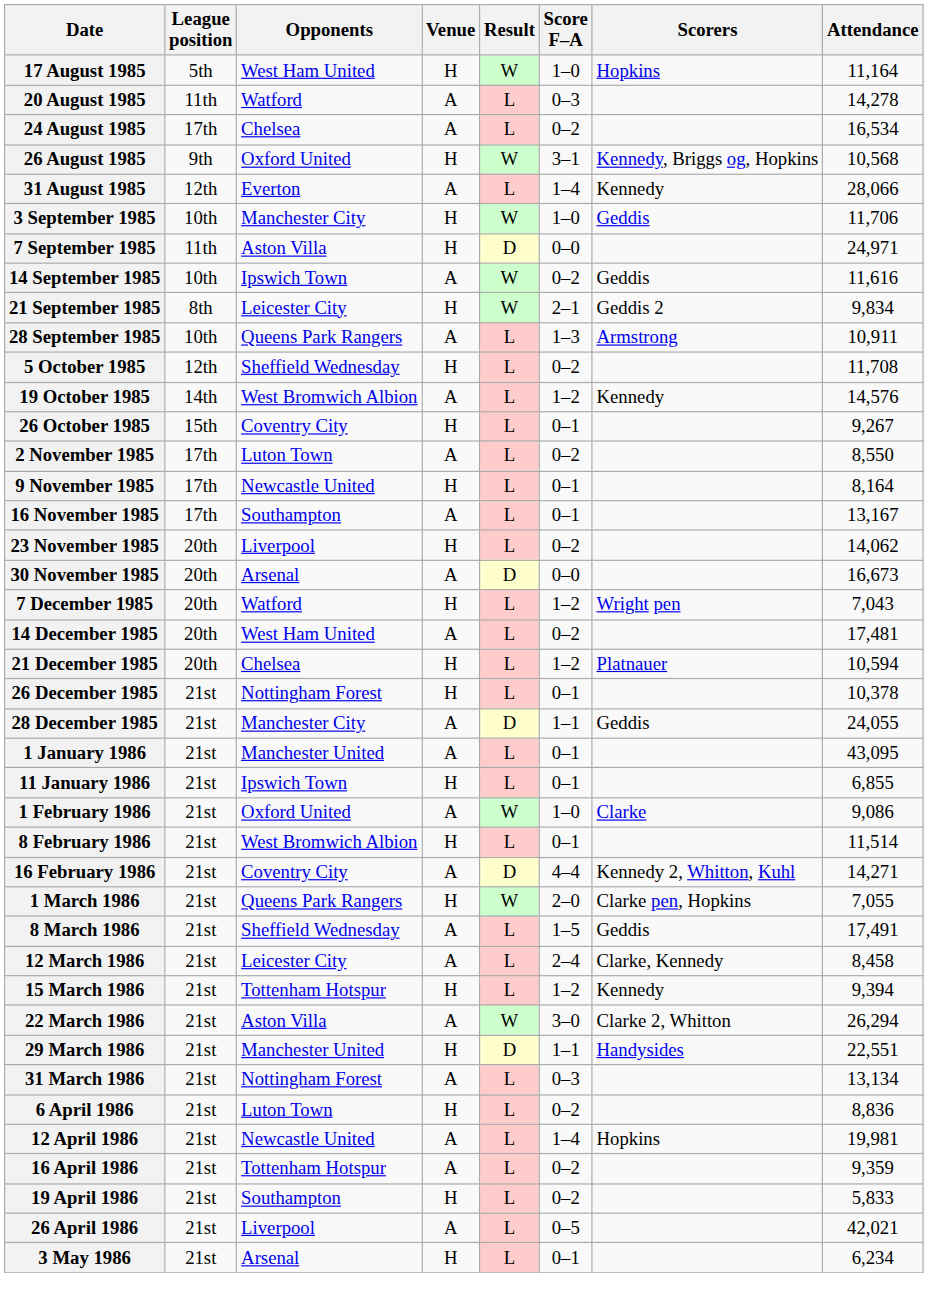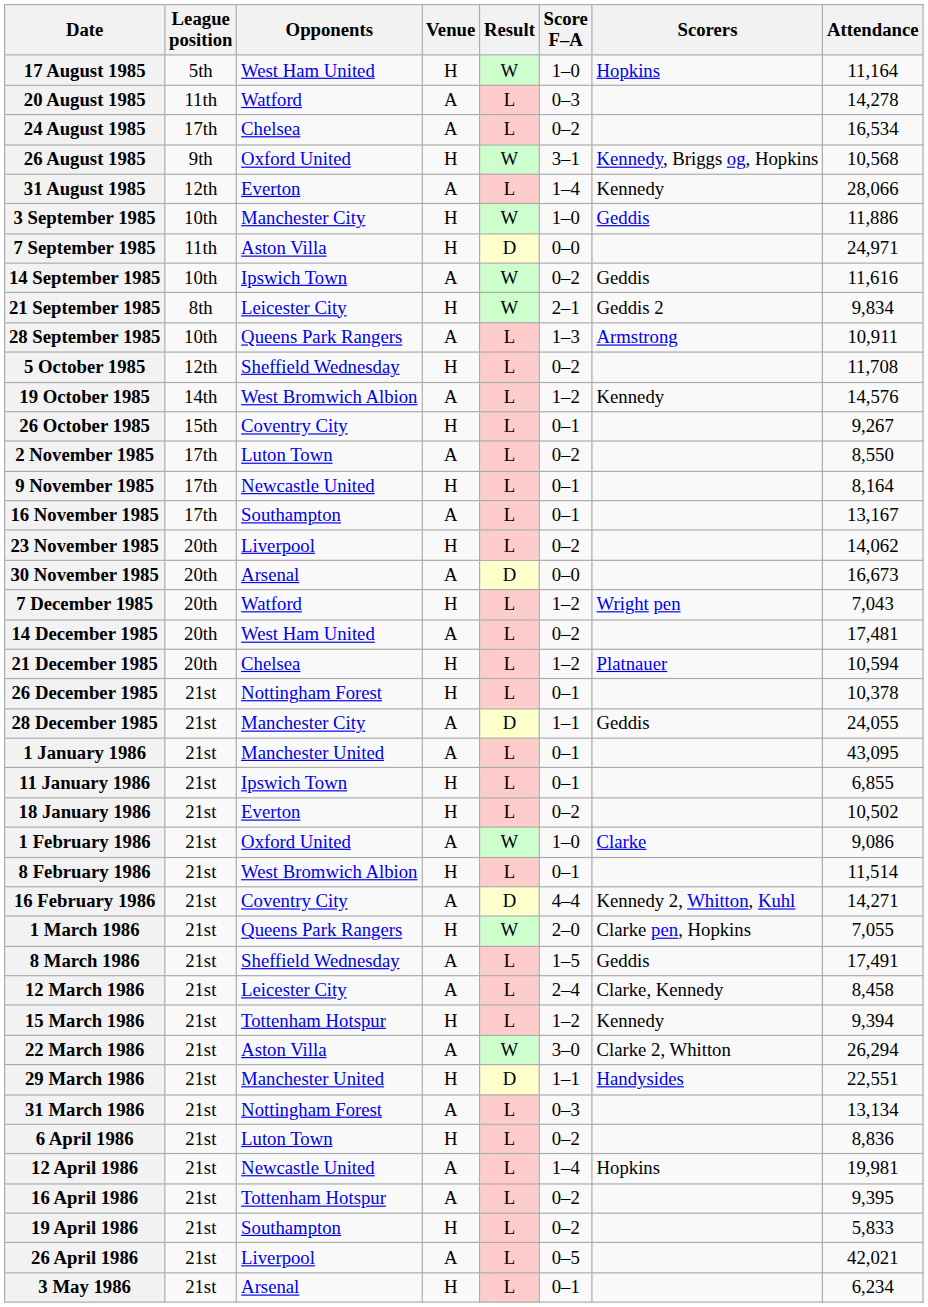(873, 218) 11,706 -> (873, 218) 11,886
+ row: (85, 812)
(873, 1168) 9,359 -> (873, 1198) 9,395
